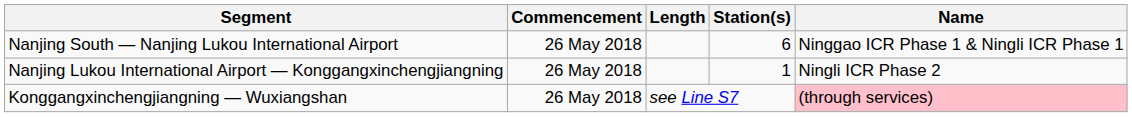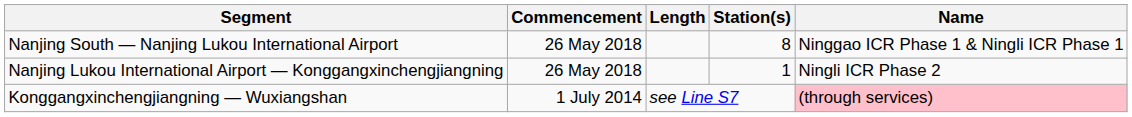(786, 44) 6 -> (786, 44) 8
(593, 97) 26 May 2018 -> (599, 97) 1 July 2014
